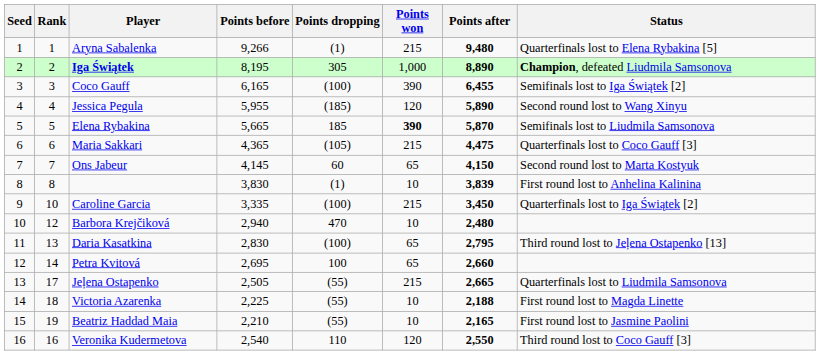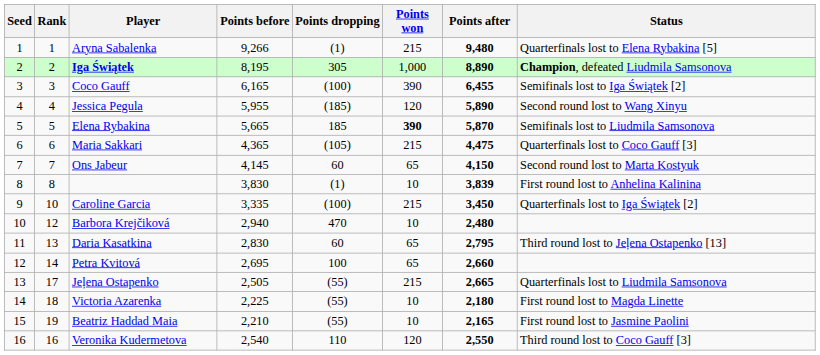(337, 243) (100) -> (337, 243) 60
(480, 301) 2,188 -> (480, 301) 2,180
